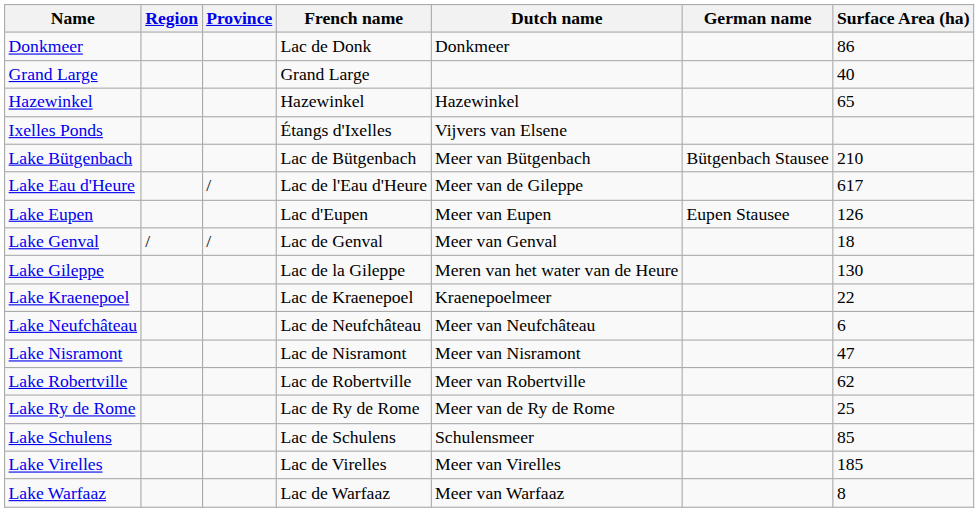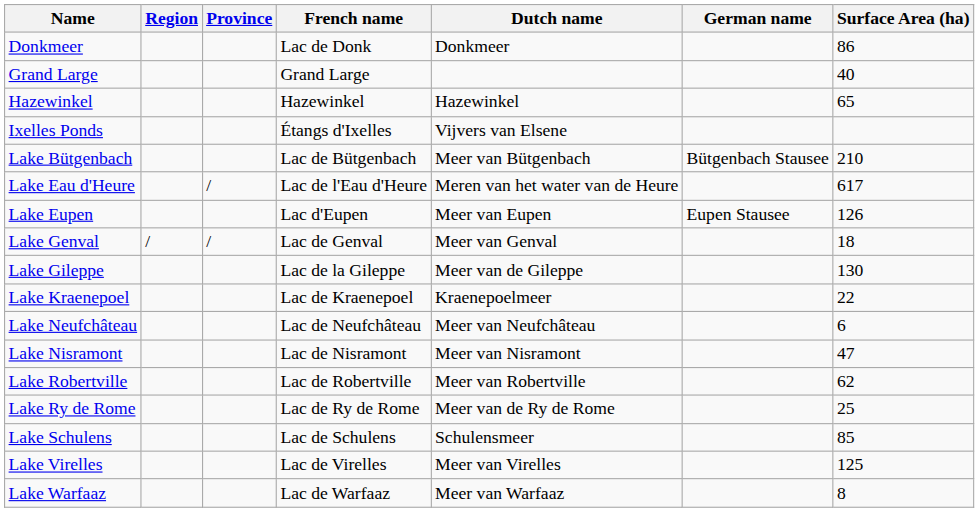(509, 185) Meer van de Gileppe -> (557, 185) Meren van het water van de Heure
(557, 269) Meren van het water van de Heure -> (509, 269) Meer van de Gileppe
(850, 465) 185 -> (850, 465) 125
